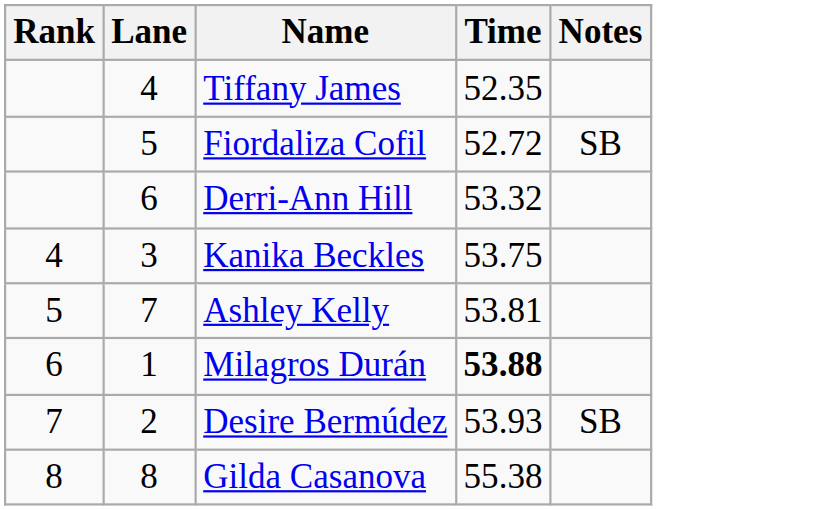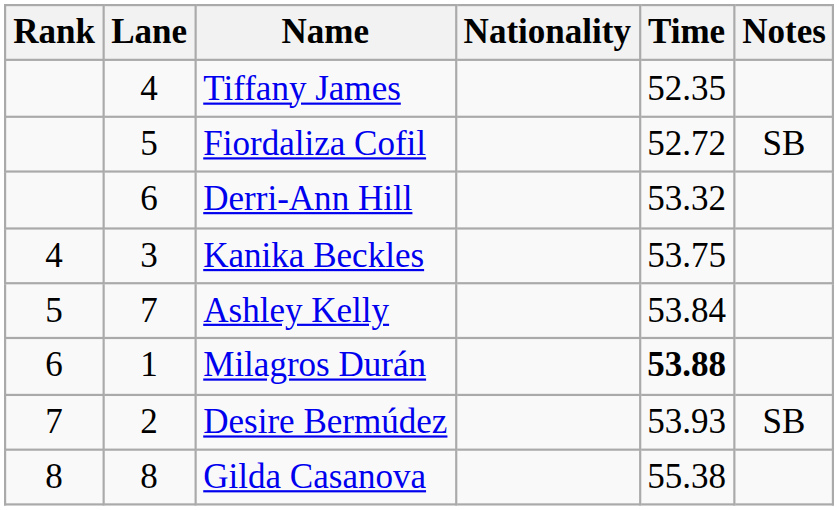+ column: (547, 32)
(503, 310) 53.81 -> (687, 310) 53.84
